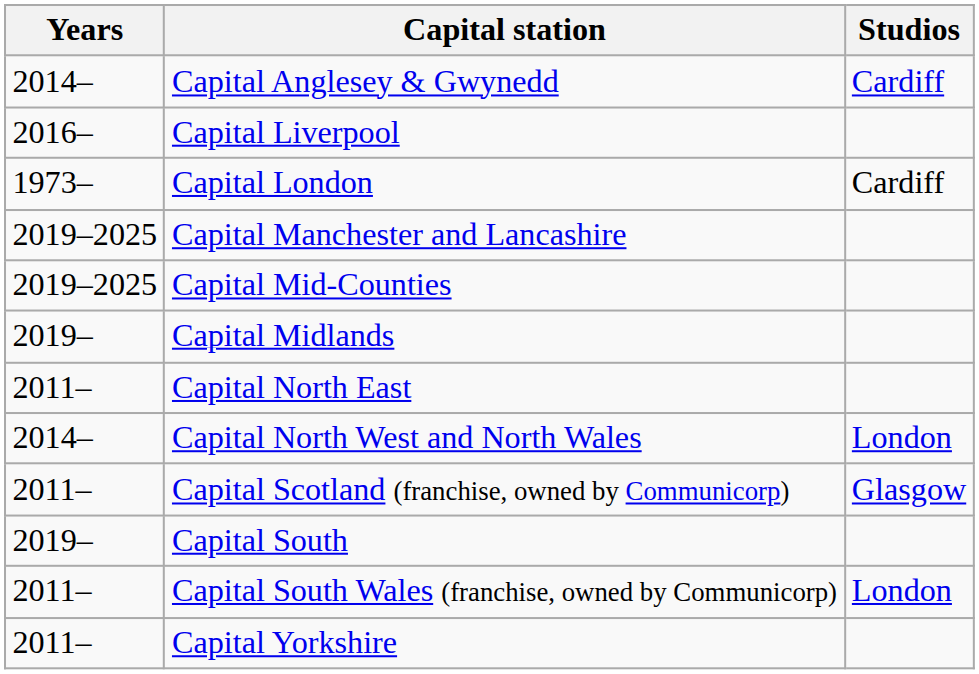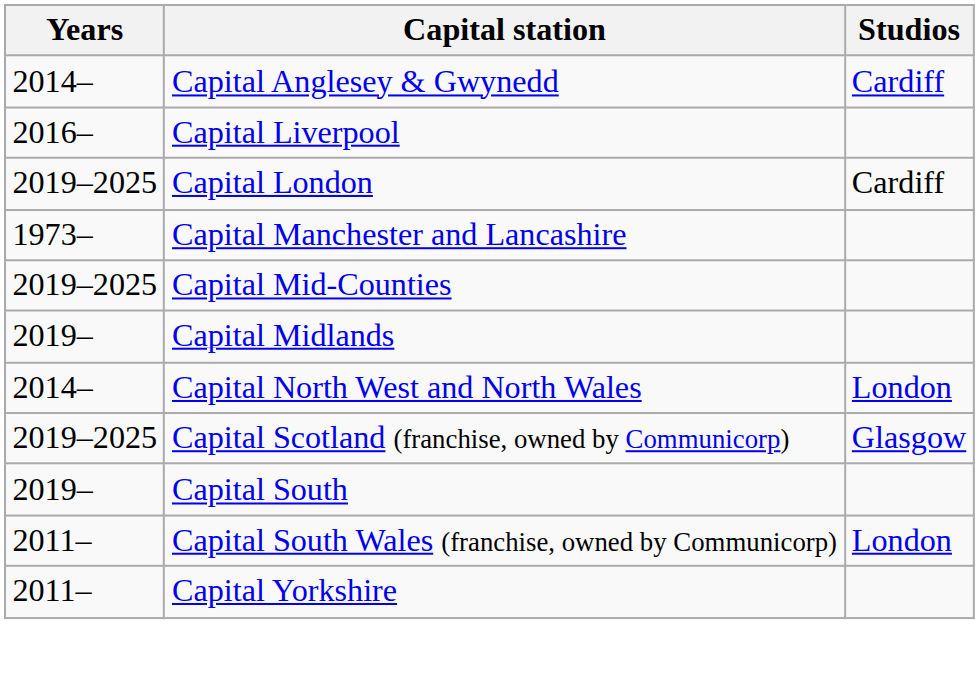(53, 183) 1973– -> (85, 183) 2019–2025
(85, 234) 2019–2025 -> (53, 234) 1973–
- row: (292, 387)
(52, 489) 2011– -> (85, 438) 2019–2025
